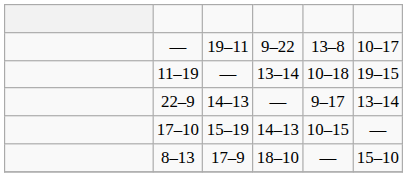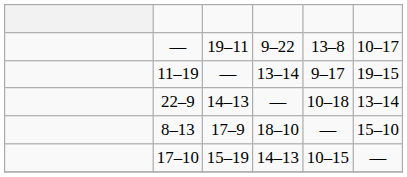(328, 74) 10–18 -> (328, 74) 9–17
(328, 102) 9–17 -> (328, 102) 10–18
rows swapped: (178, 157) <-> (178, 129)
